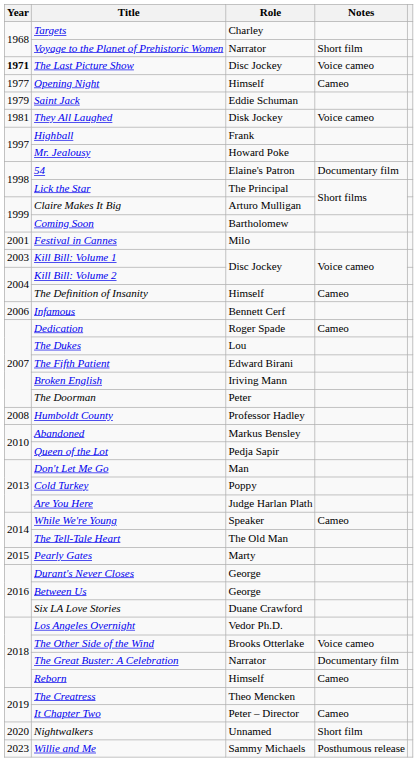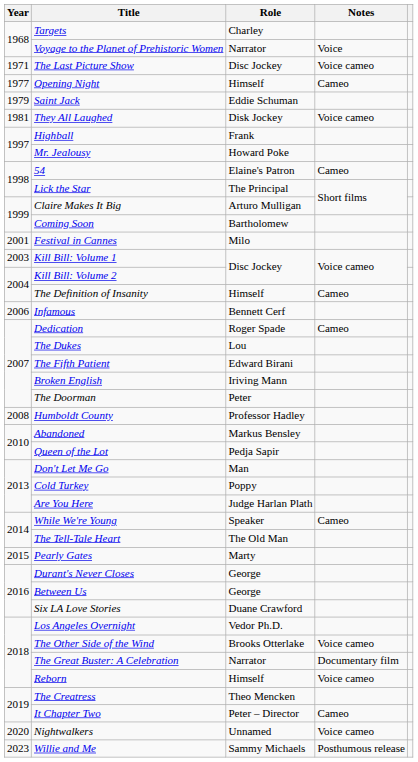(340, 48) Short film -> (330, 48) Voice
(18, 65) bold -> (18, 65) normal
(358, 170) Documentary film -> (333, 170) Cameo
(333, 678) Cameo -> (346, 678) Voice cameo
(340, 731) Short film -> (346, 731) Voice cameo
